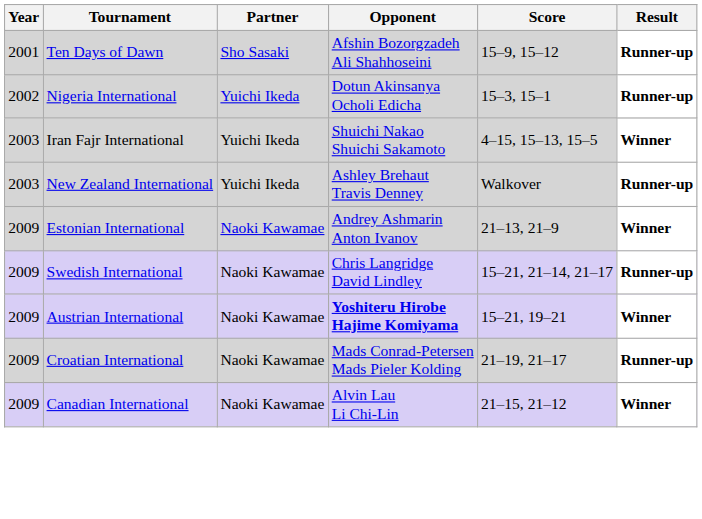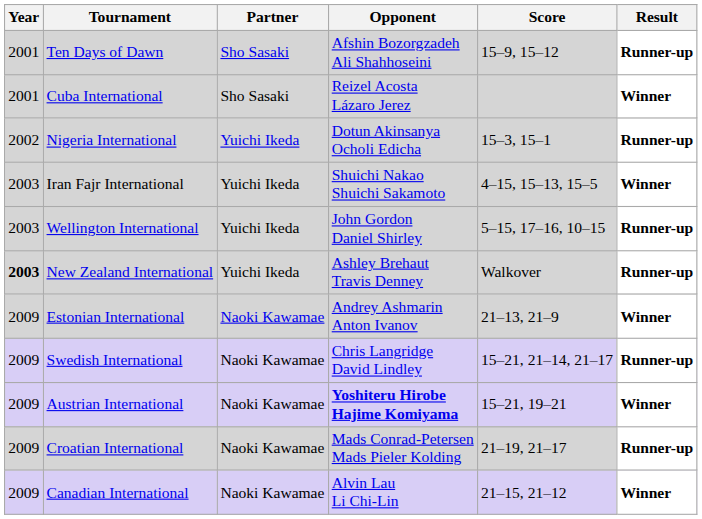+ row: (105, 96)
+ row: (123, 228)
(24, 184) normal -> (24, 272) bold
